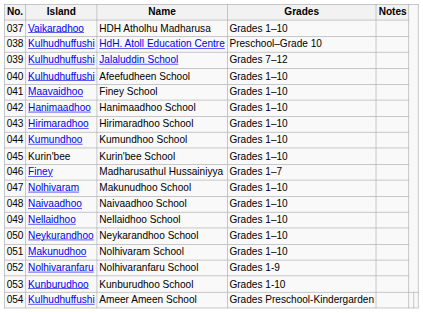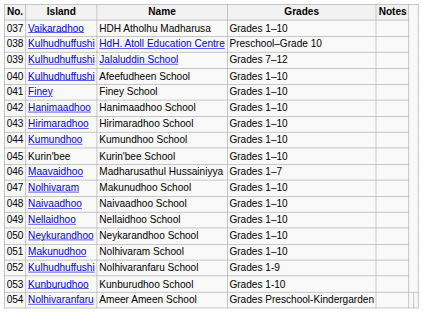(56, 92) Maavaidhoo -> (40, 92) Finey
(40, 172) Finey -> (56, 172) Maavaidhoo
(61, 268) Nolhivaranfaru -> (61, 268) Kulhudhuffushi
(61, 300) Kulhudhuffushi -> (61, 300) Nolhivaranfaru
